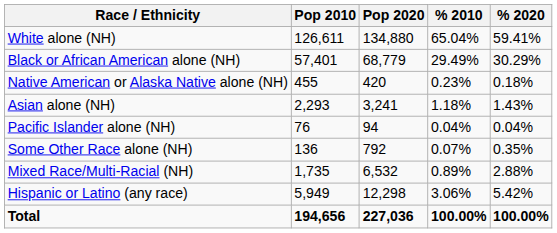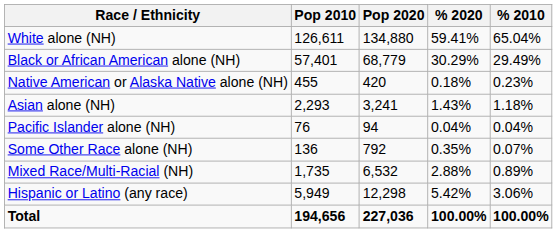columns swapped: (459, 15) <-> (521, 15)
